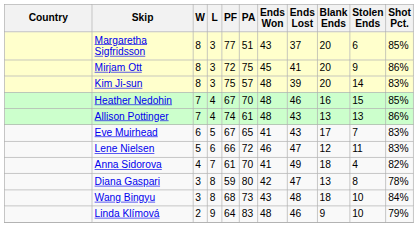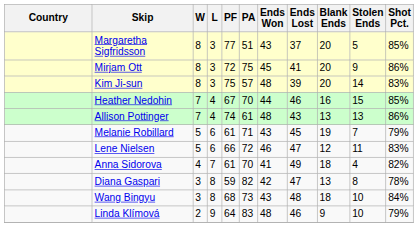(355, 46) 6 -> (355, 46) 5
(266, 100) 48 -> (266, 100) 44
- row: (126, 133)
+ row: (134, 133)
(248, 181) 80 -> (248, 181) 82
